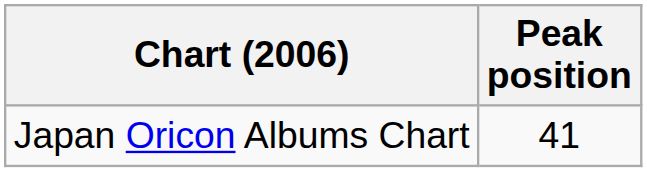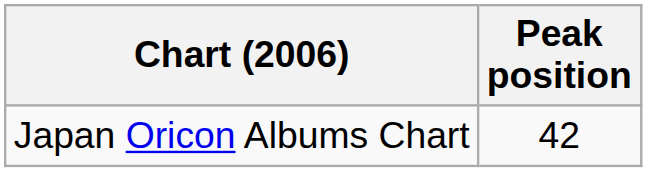(559, 135) 41 -> (559, 135) 42
